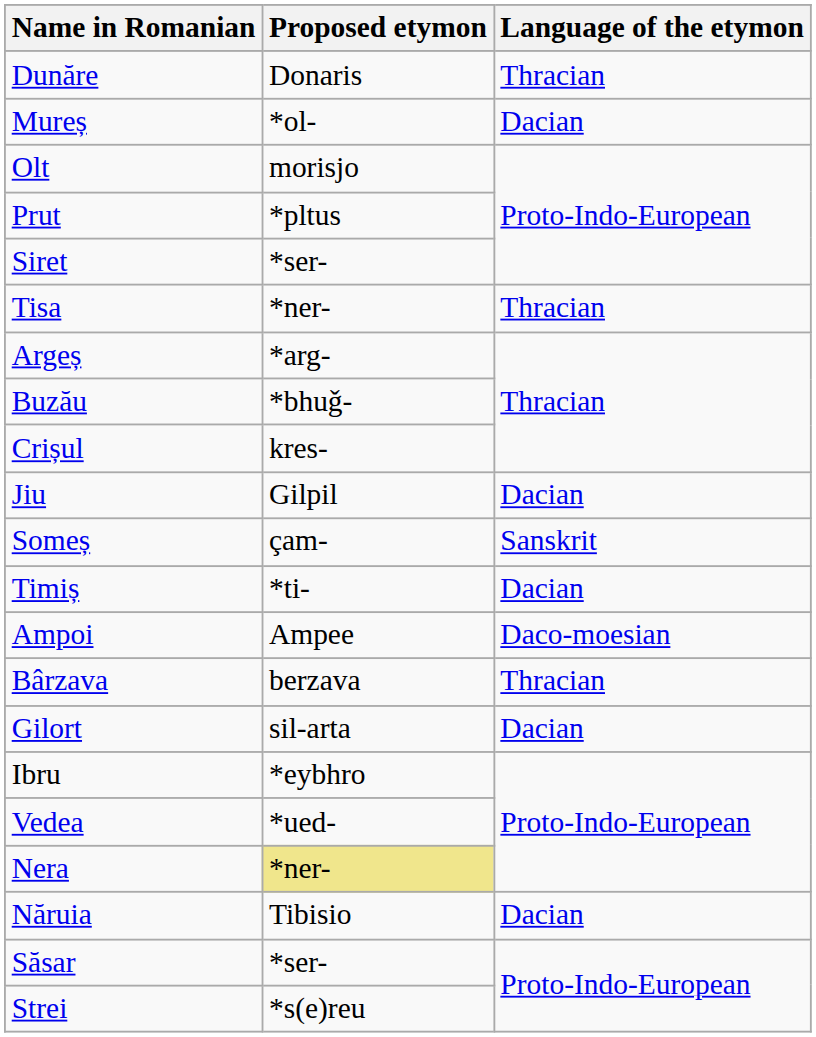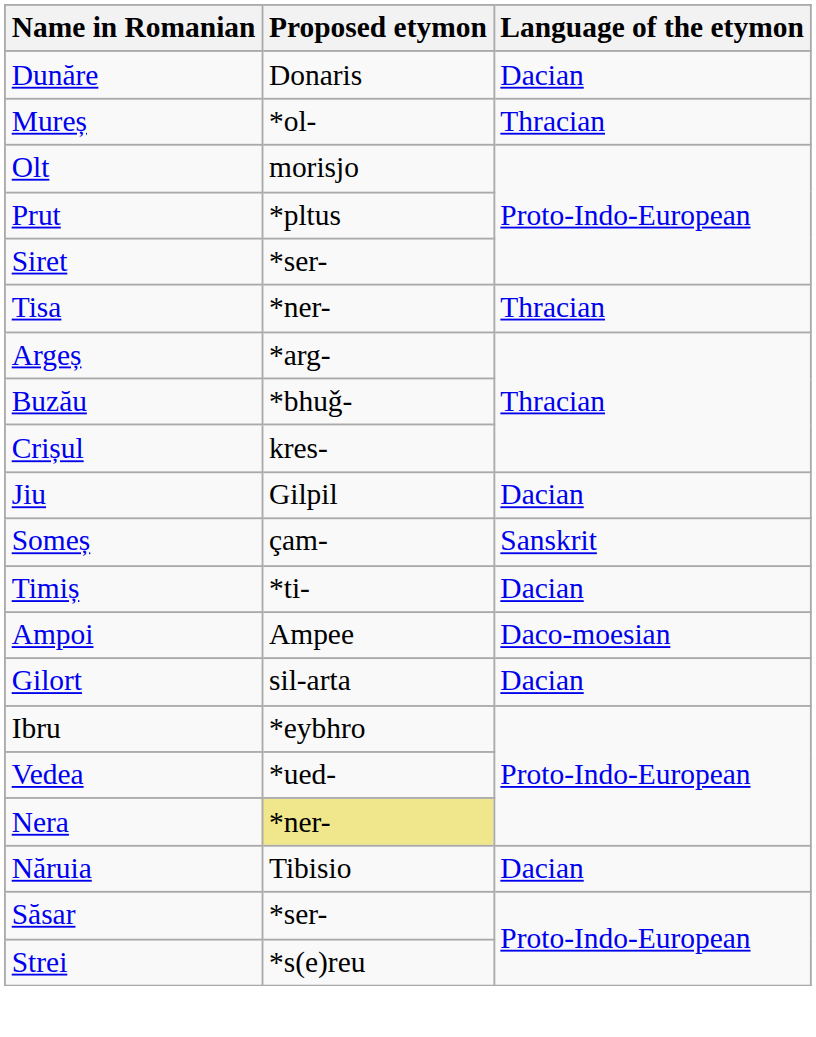(553, 74) Thracian -> (542, 74) Dacian
(542, 121) Dacian -> (553, 121) Thracian
- row: (60, 681)
